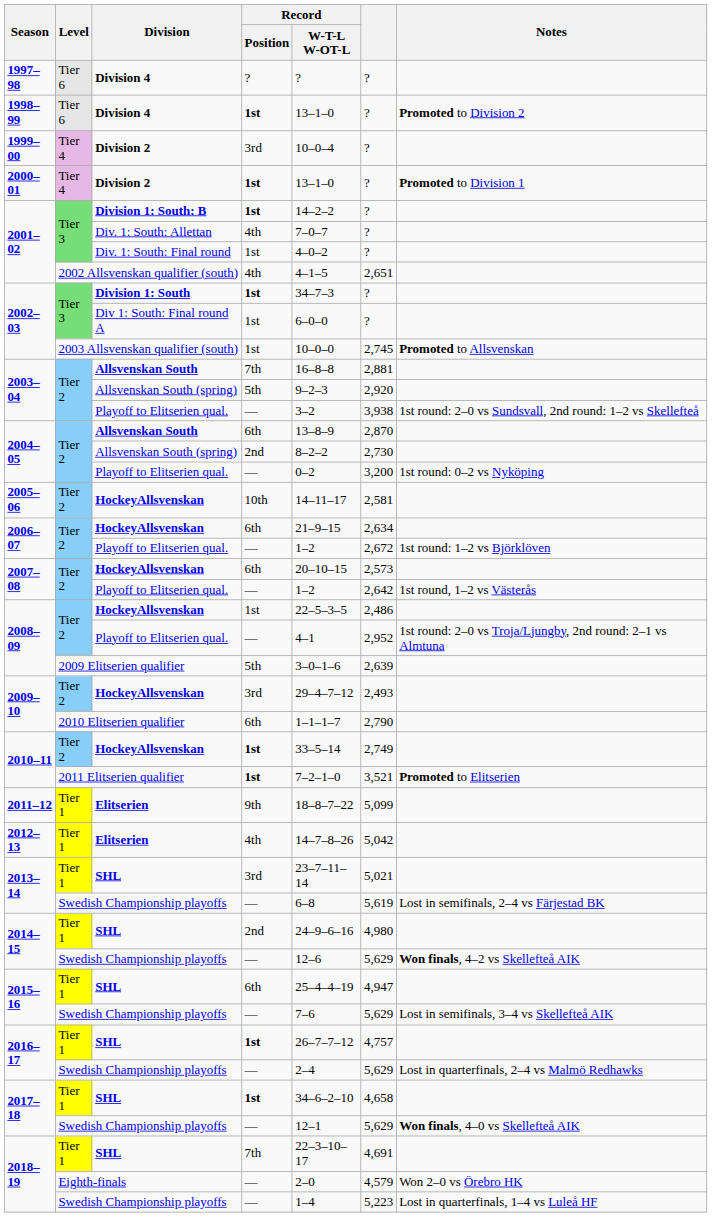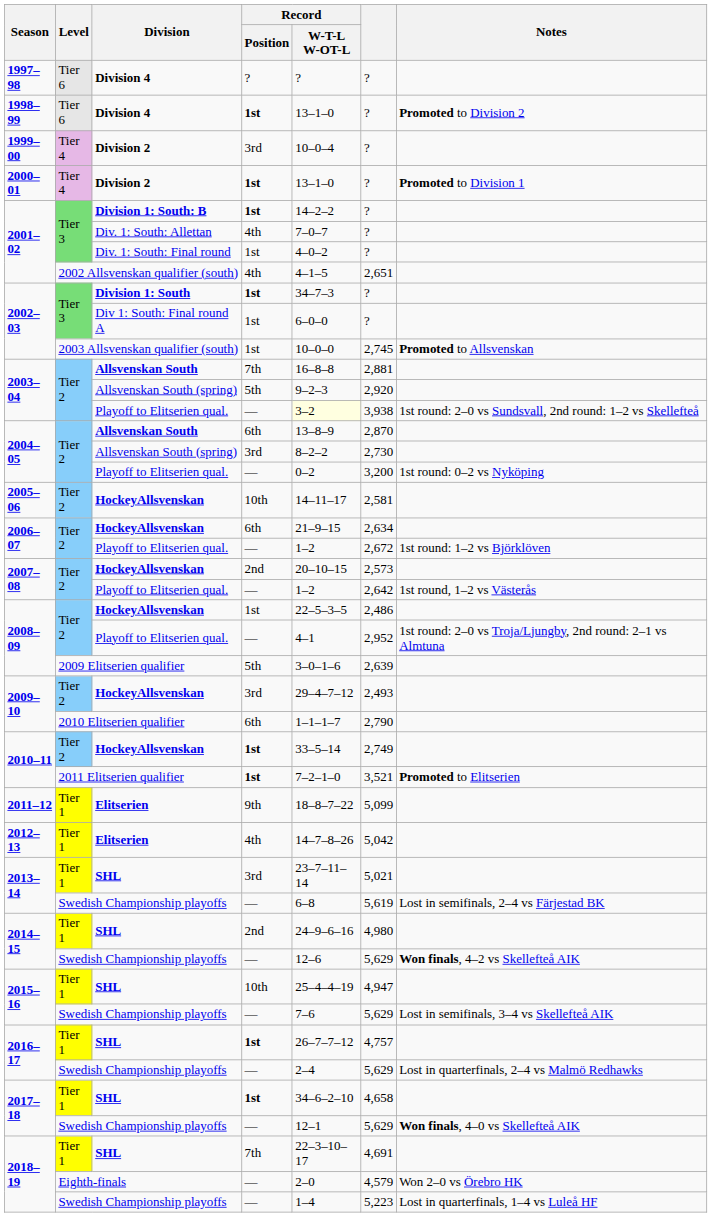(305, 410) no background -> (305, 410) lightyellow background
(254, 451) 2nd -> (253, 451) 3rd
(253, 569) 6th -> (254, 569) 2nd
(253, 986) 6th -> (256, 986) 10th
